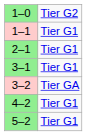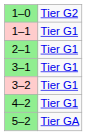(60, 85) Tier GA -> (59, 85) Tier G1
(59, 121) Tier G1 -> (60, 121) Tier GA
